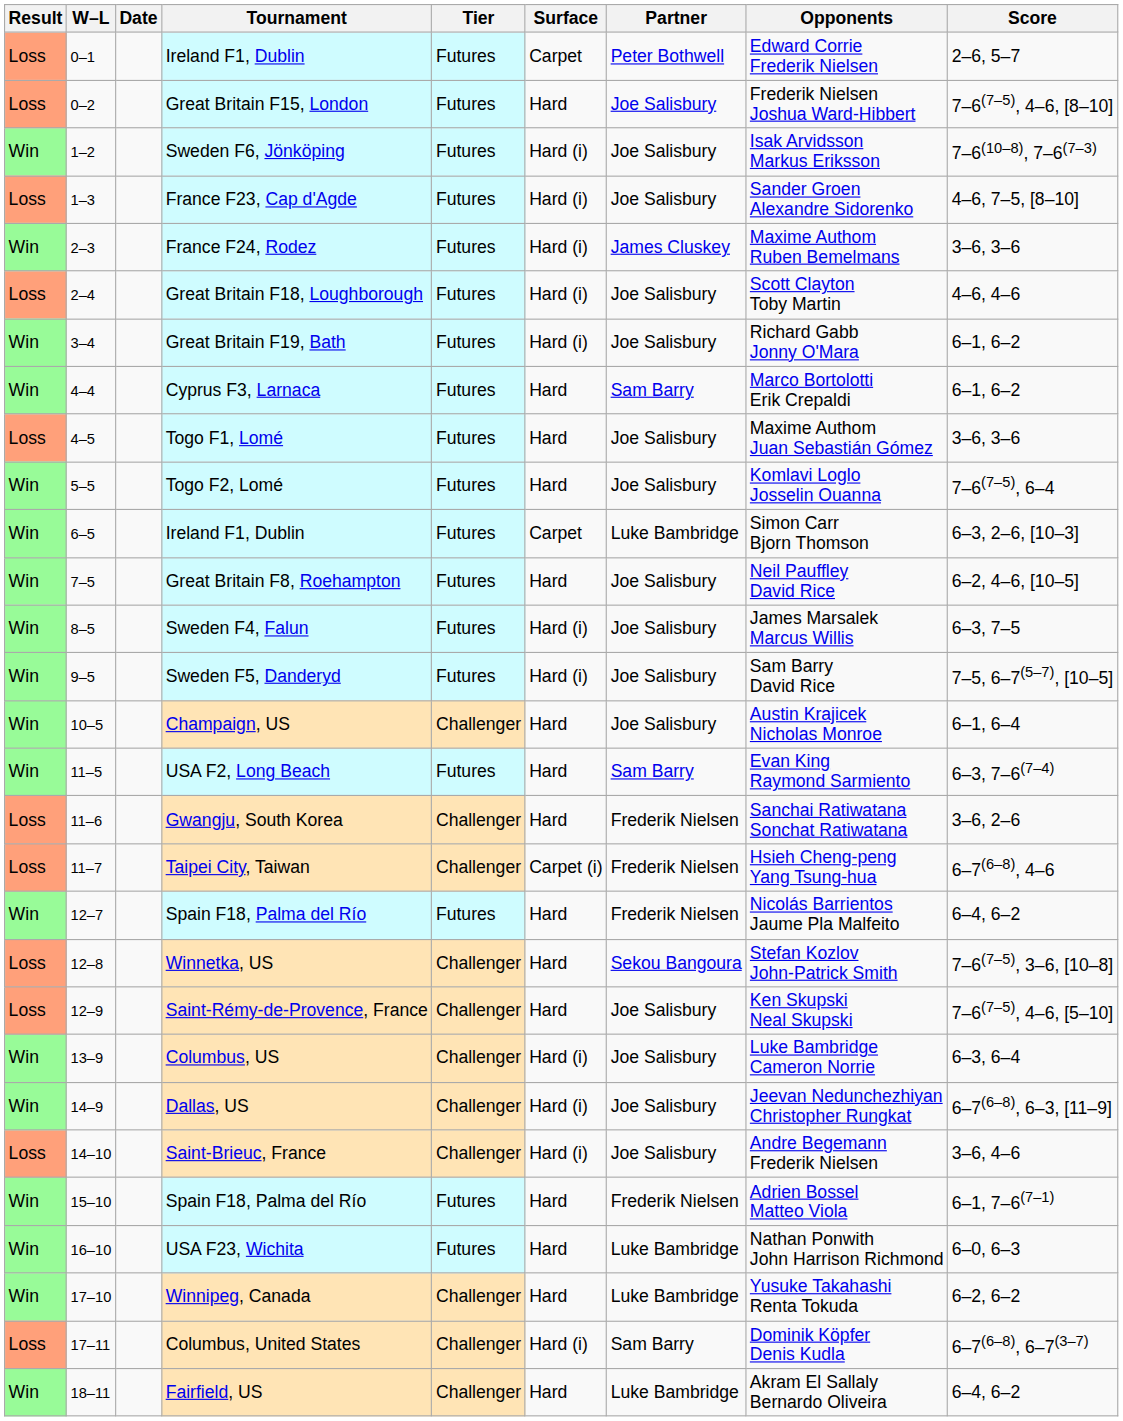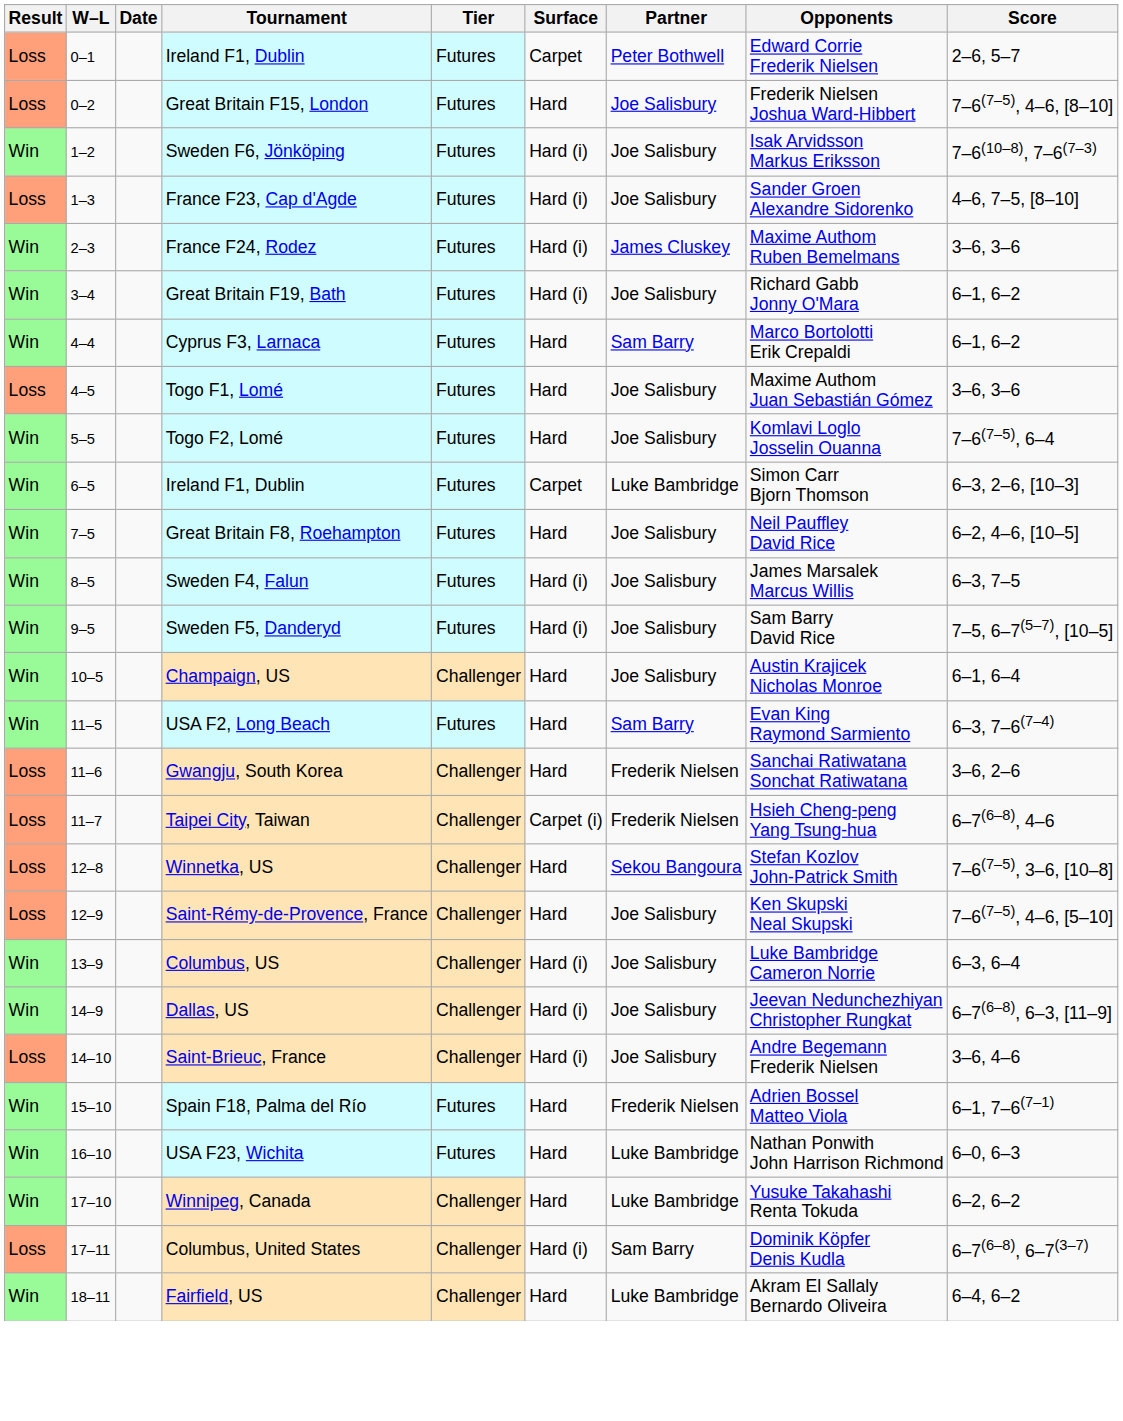- row: (83, 295)
- row: (87, 916)
